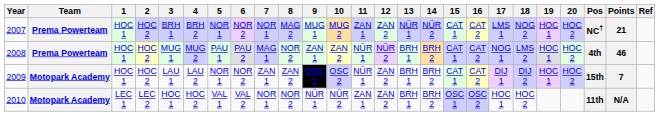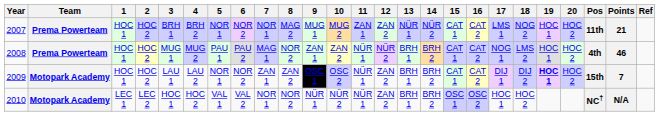(595, 29) NC† -> (595, 29) 11th
(549, 76) normal -> (549, 76) bold
(363, 99) ZAN 1 -> (363, 99) NÜR 1
(595, 99) 11th -> (595, 99) NC†
